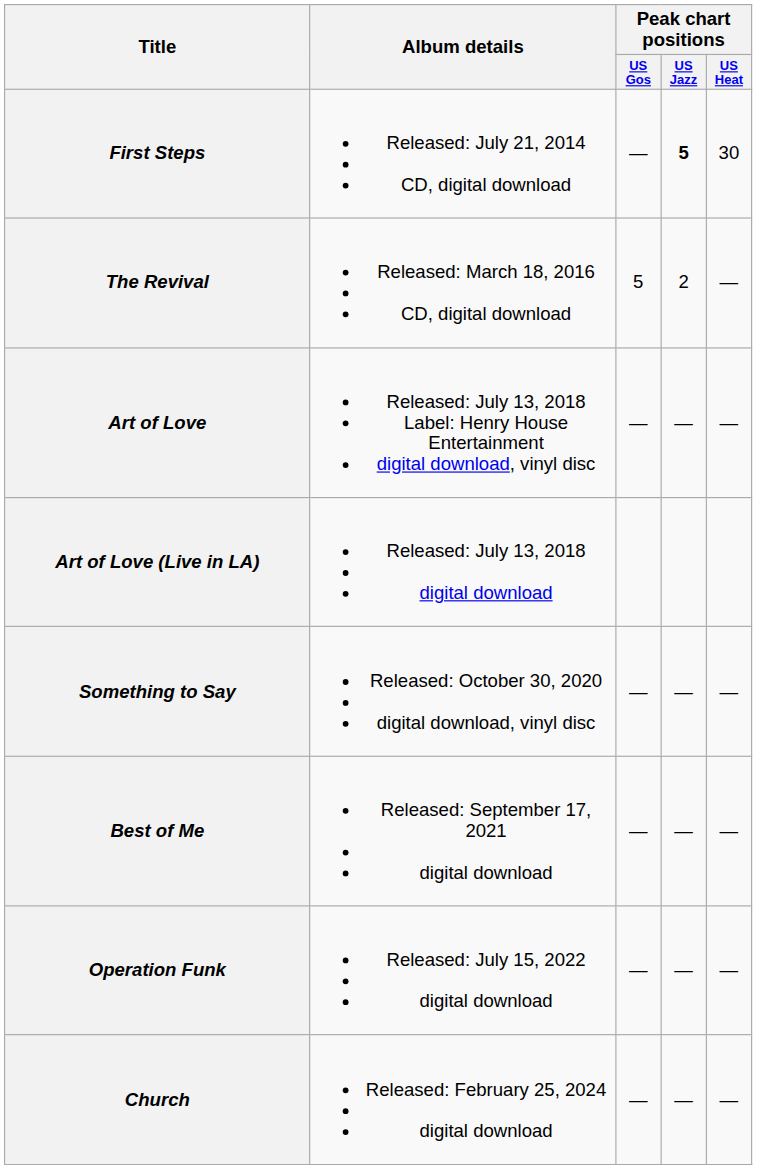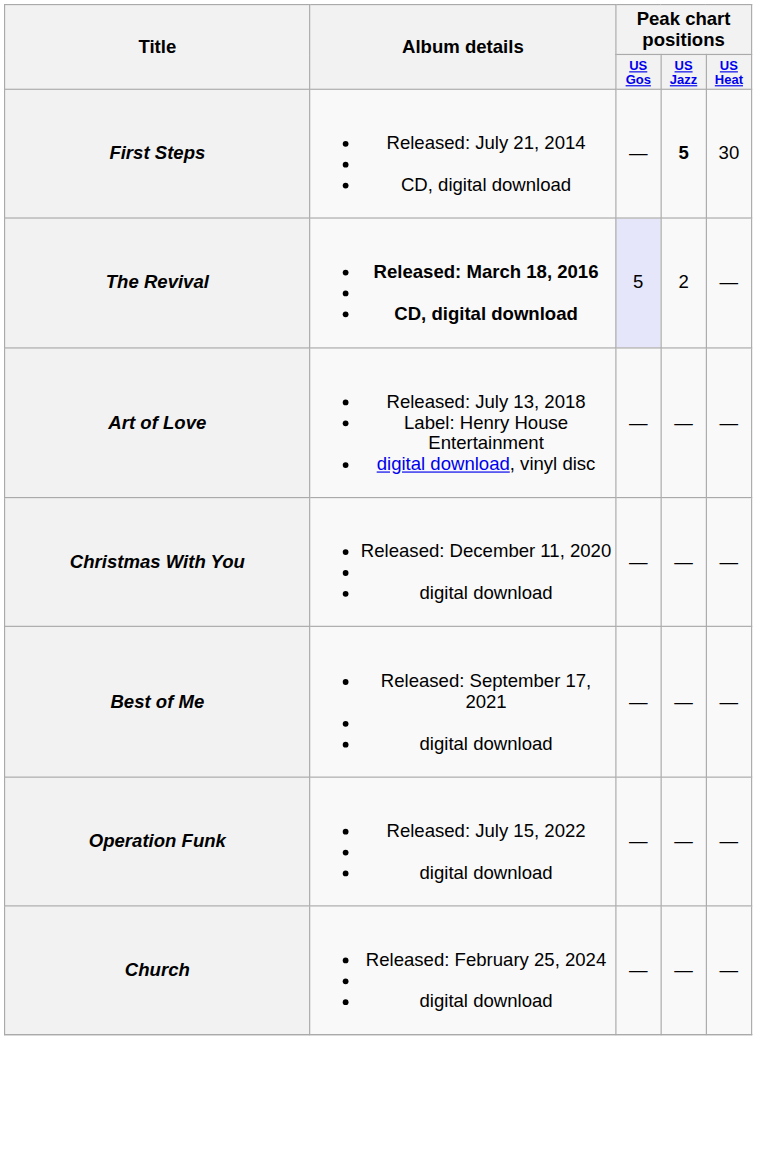(463, 293) normal -> (463, 293) bold
(638, 282) no background -> (638, 282) lavender background
- row: (157, 562)
- row: (157, 691)
+ row: (157, 562)
